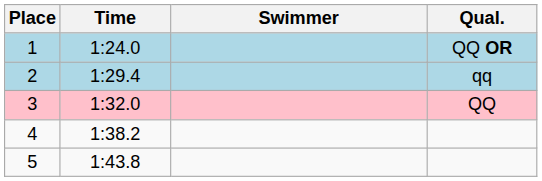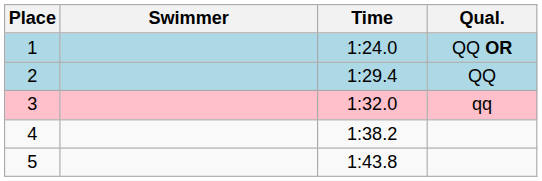columns swapped: (299, 18) <-> (115, 18)
(482, 76) qq -> (482, 76) QQ
(482, 104) QQ -> (482, 104) qq
